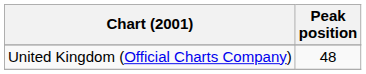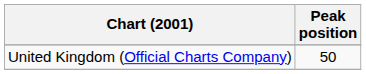(328, 57) 48 -> (328, 57) 50
